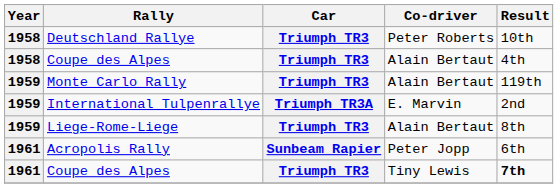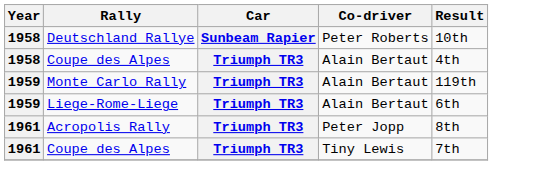(324, 38) Triumph TR3 -> (258, 38) Sunbeam Rapier
- row: (154, 105)
(513, 127) 8th -> (447, 105) 6th
(324, 149) Sunbeam Rapier -> (258, 127) Triumph TR3
(513, 149) 6th -> (447, 127) 8th
(513, 171) bold -> (447, 149) normal
